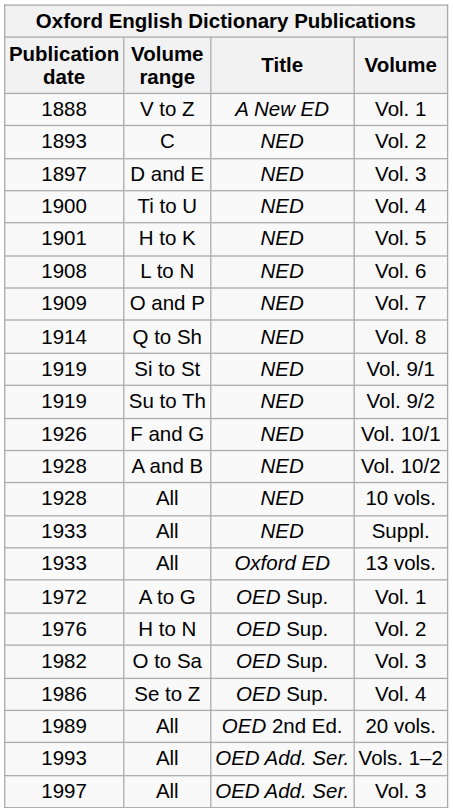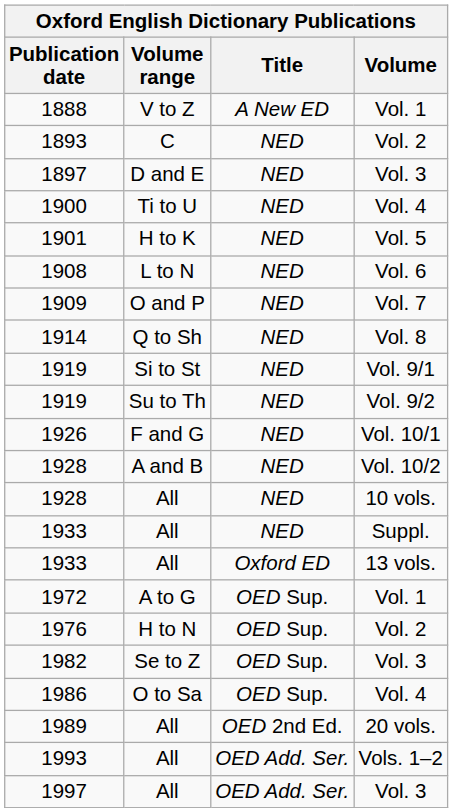(167, 661) O to Sa -> (167, 661) Se to Z
(167, 693) Se to Z -> (167, 693) O to Sa
